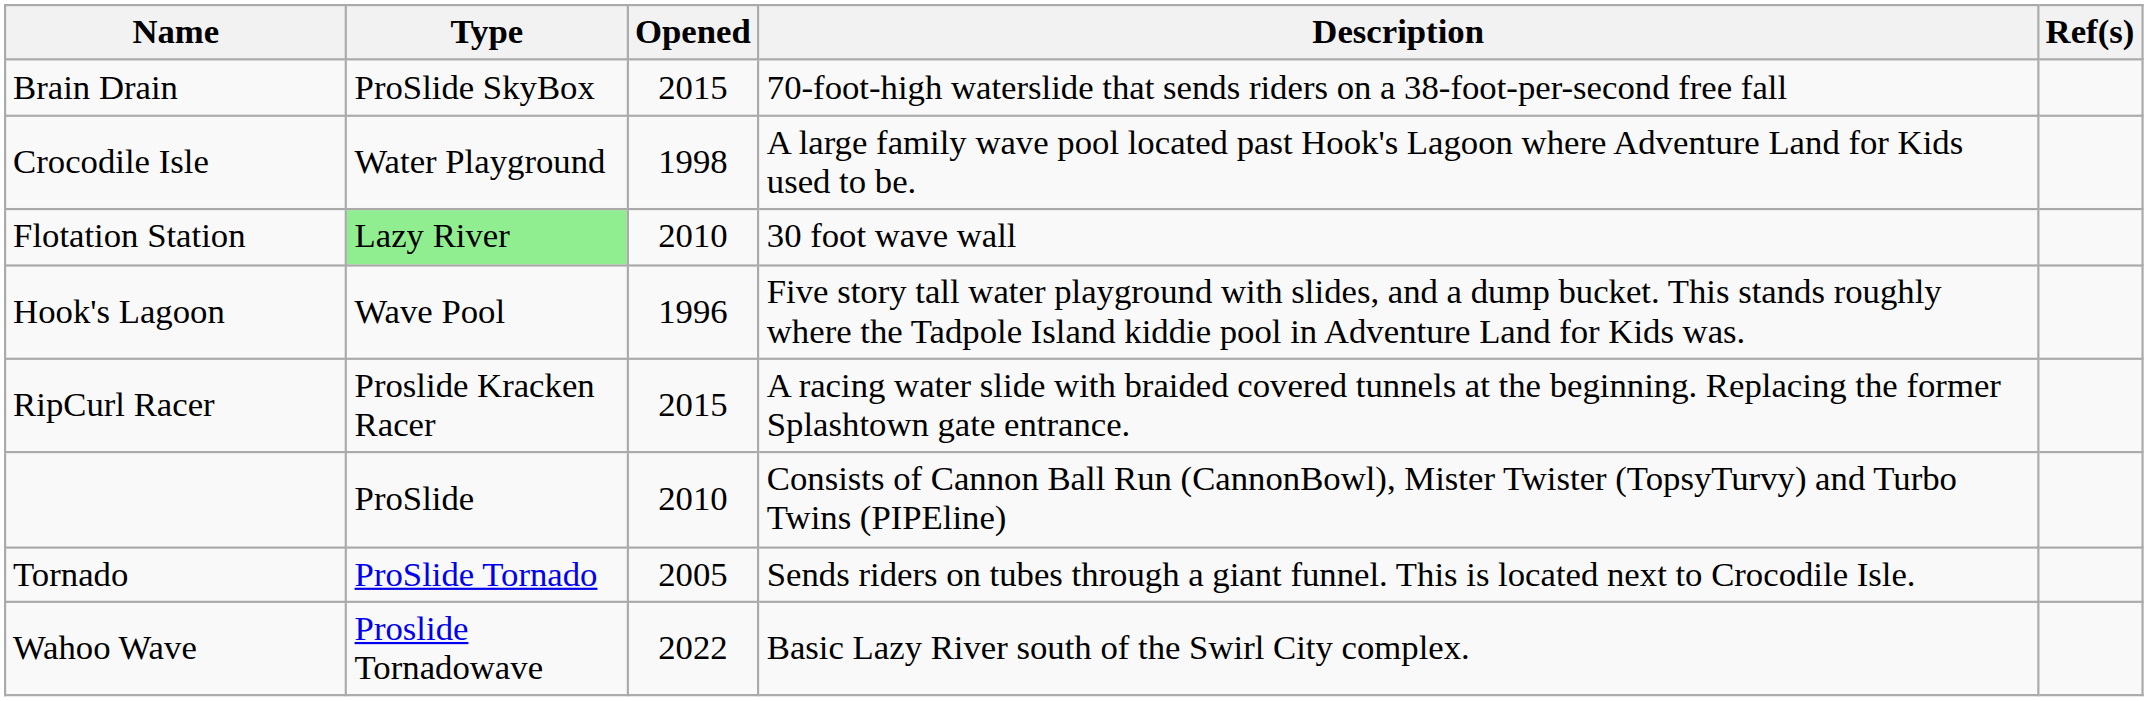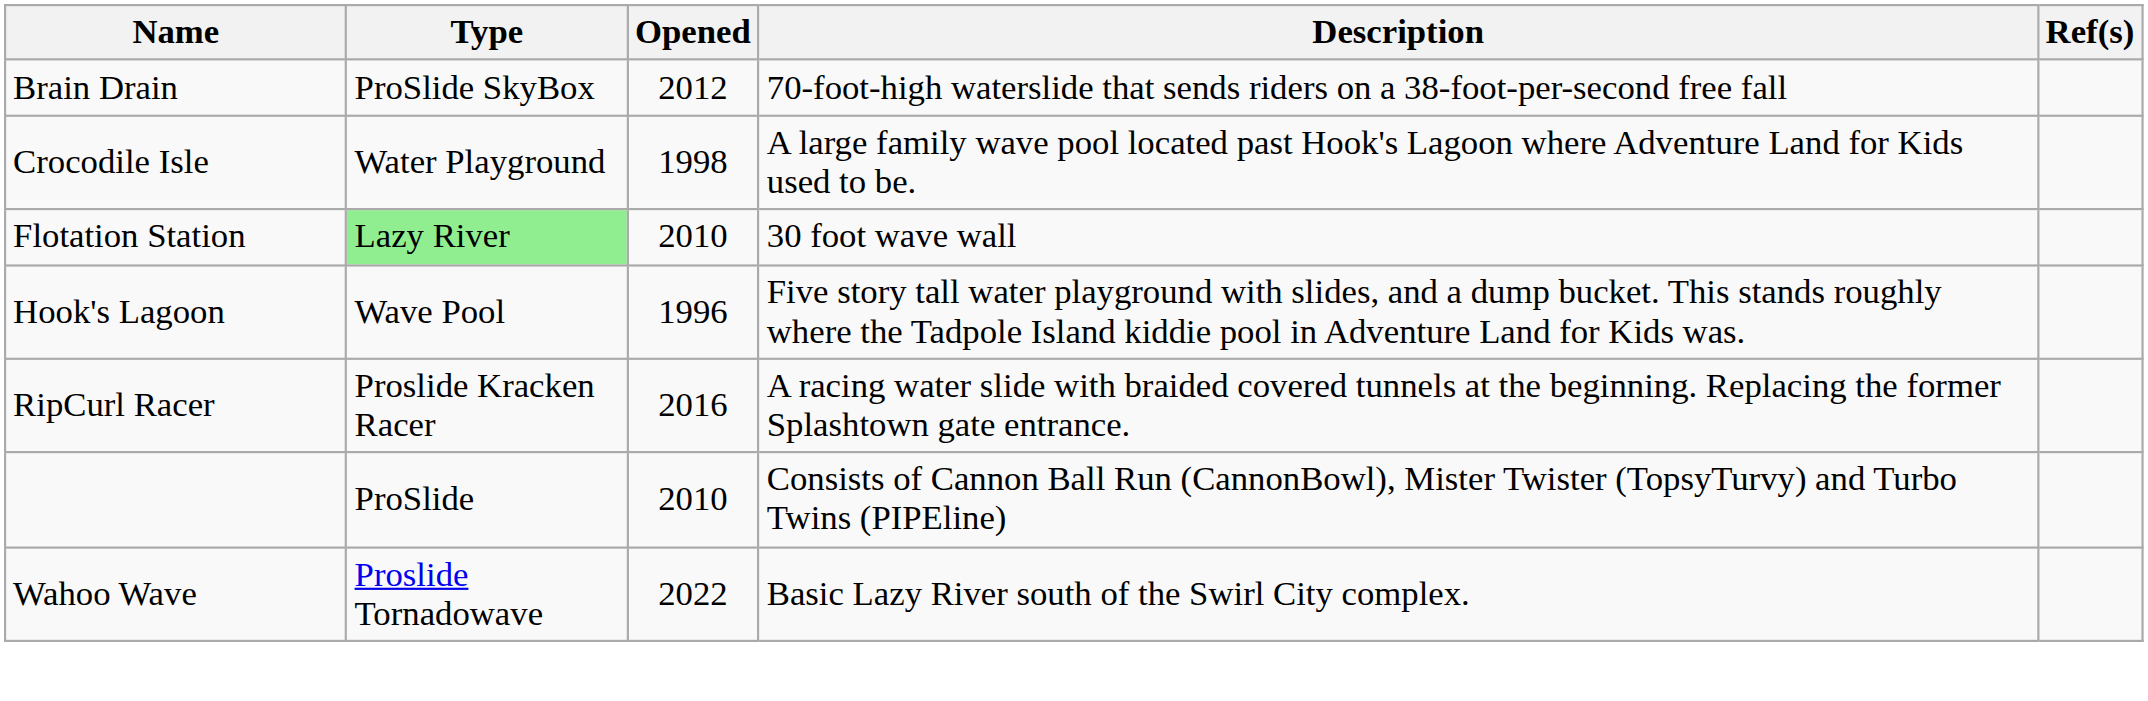(693, 87) 2015 -> (693, 87) 2012
(693, 405) 2015 -> (693, 405) 2016
- row: (71, 573)
